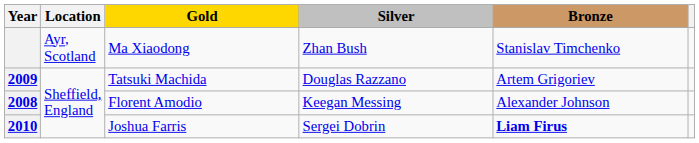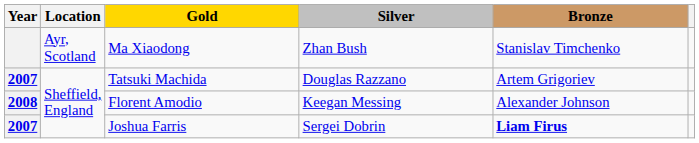(23, 79) 2009 -> (23, 79) 2007
(23, 126) 2010 -> (23, 126) 2007
